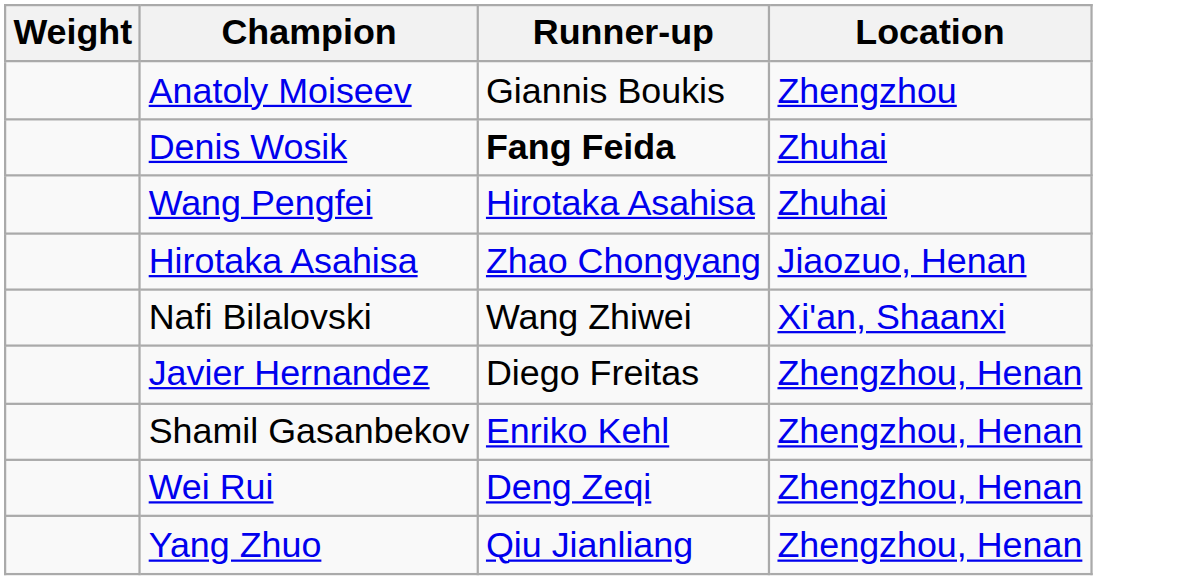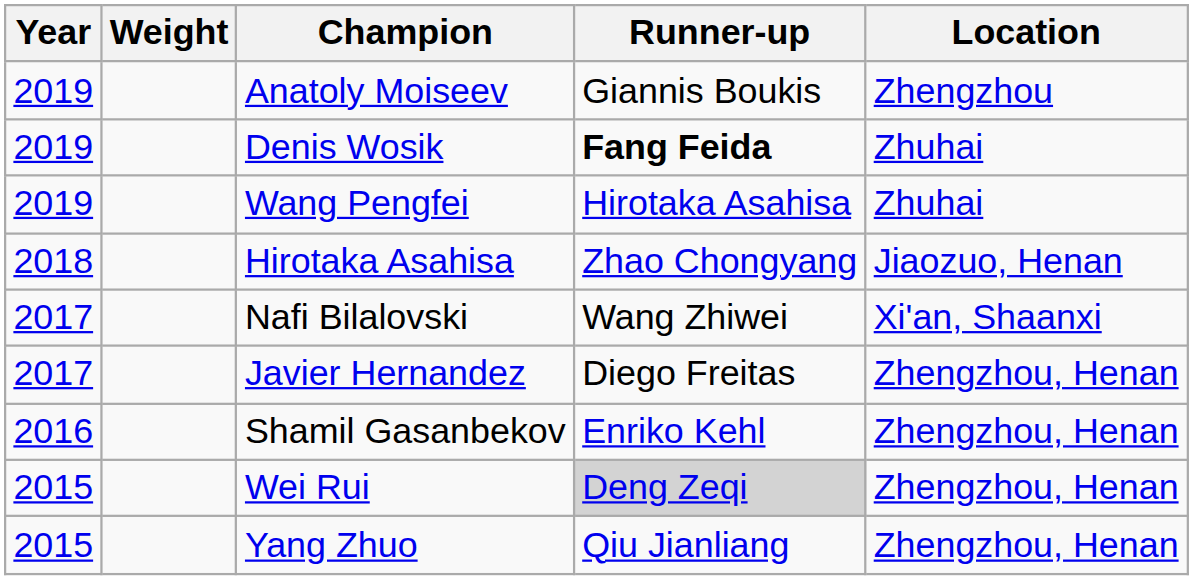+ column: (53, 32)
(569, 487) no background -> (665, 487) lightgrey background
